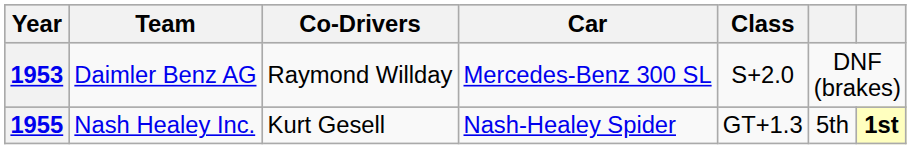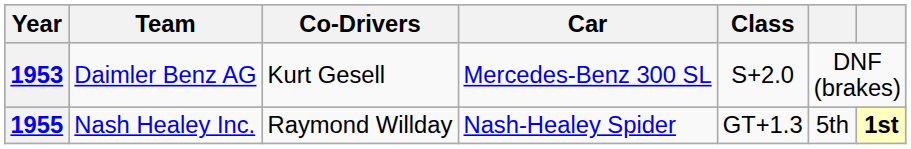(360, 75) Raymond Willday -> (326, 75) Kurt Gesell
(326, 125) Kurt Gesell -> (360, 125) Raymond Willday
